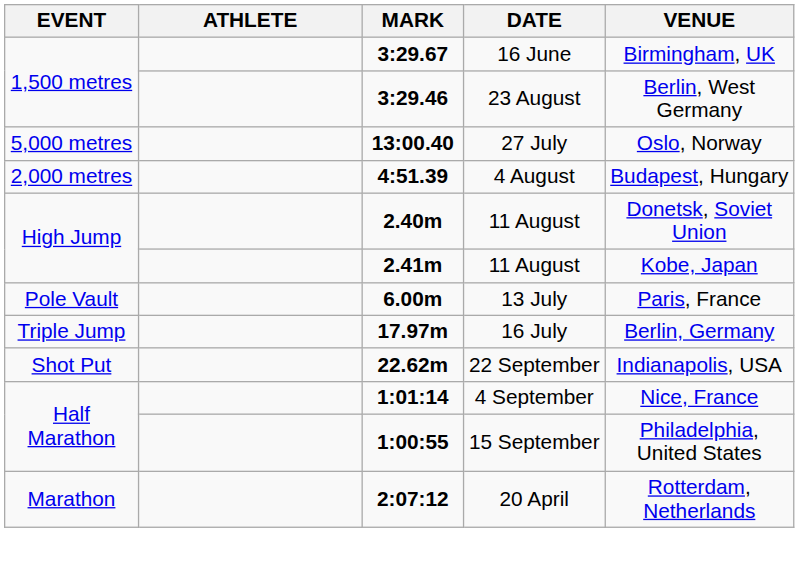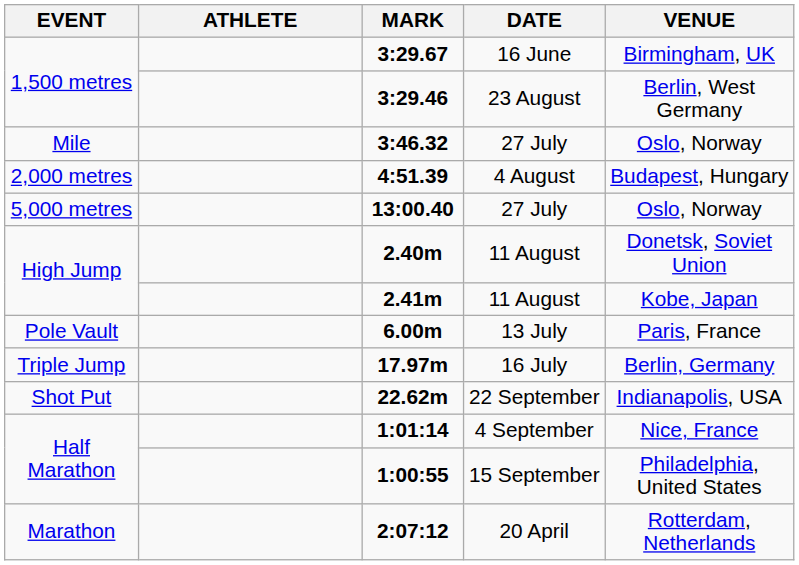+ row: (413, 143)
rows swapped: (413, 176) <-> (413, 143)
